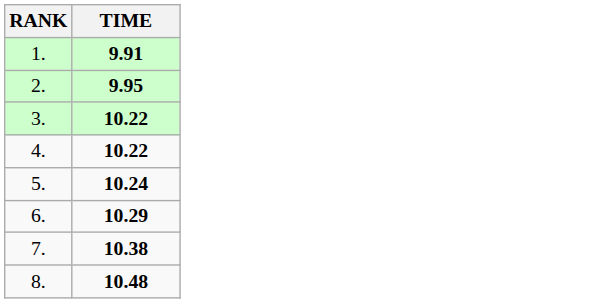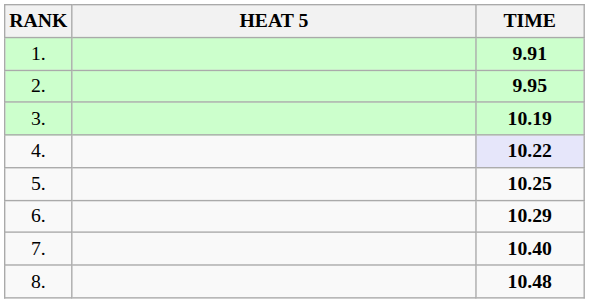+ column: (274, 21)
(126, 118) 10.22 -> (530, 118) 10.19
(126, 151) no background -> (530, 151) lavender background
(126, 183) 10.24 -> (530, 183) 10.25
(126, 248) 10.38 -> (530, 248) 10.40
